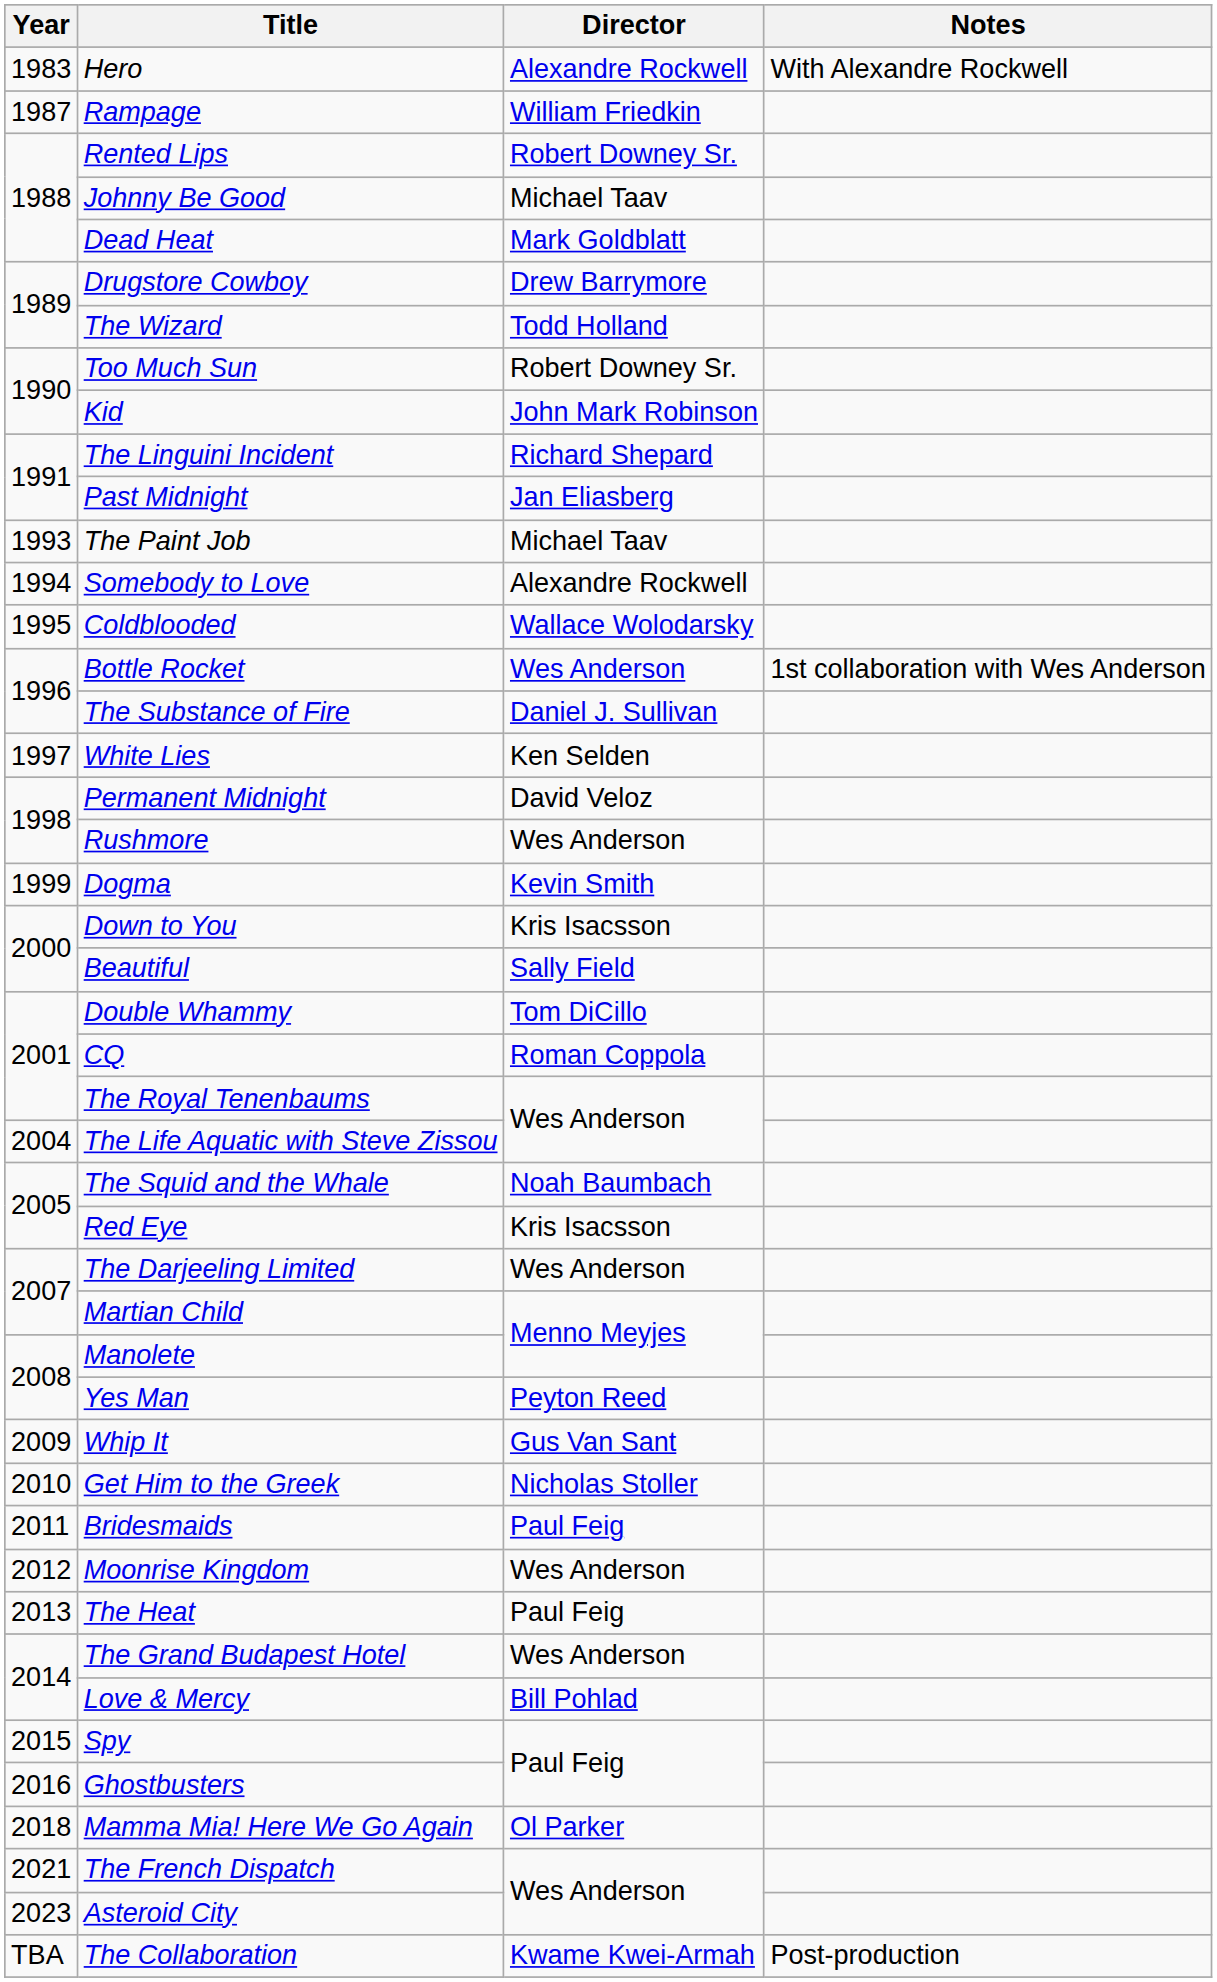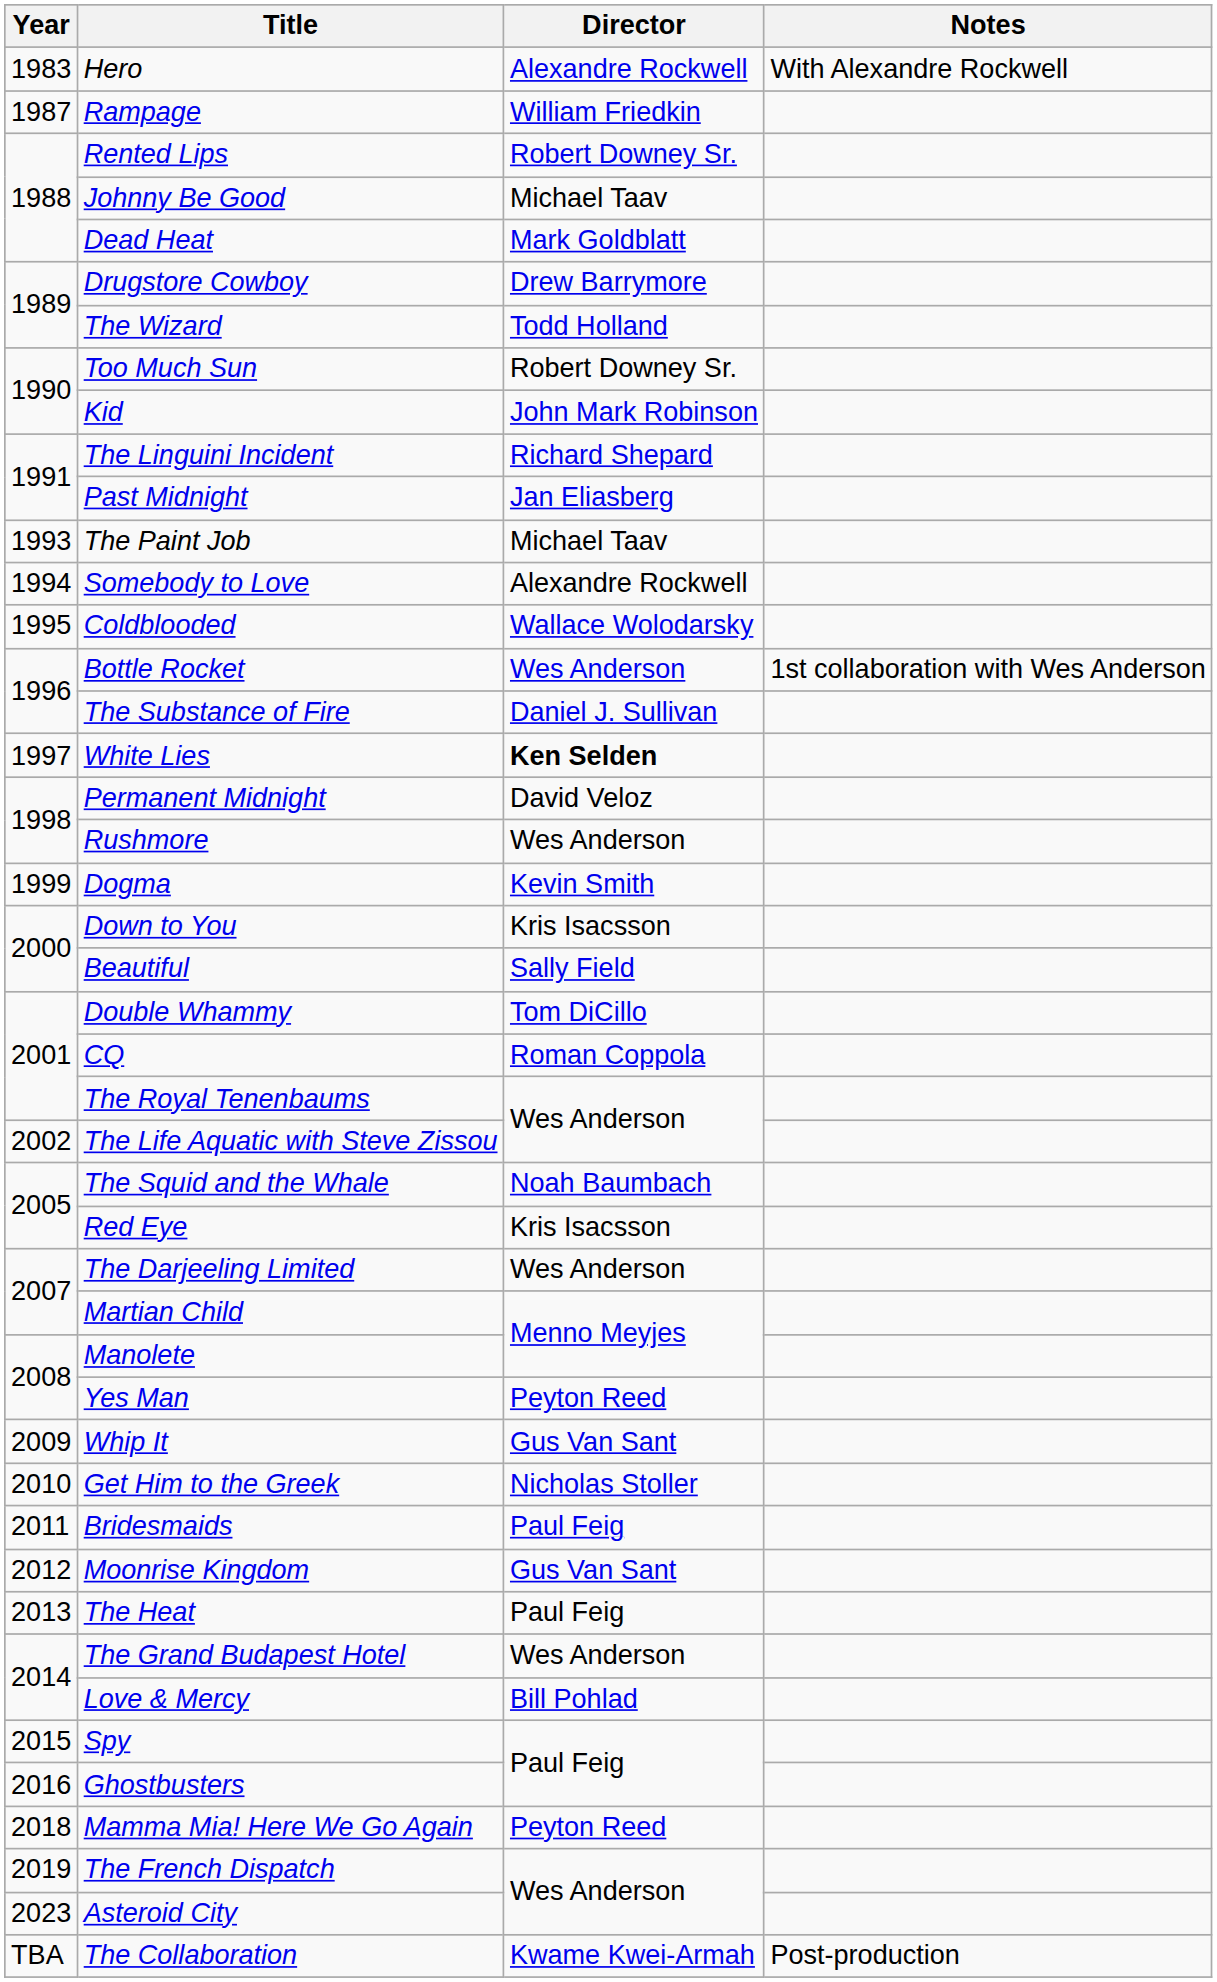(580, 754) normal -> (584, 754) bold
(41, 1140) 2004 -> (41, 1140) 2002
(598, 1569) Wes Anderson -> (593, 1569) Gus Van Sant
(567, 1827) Ol Parker -> (588, 1827) Peyton Reed
(41, 1869) 2021 -> (41, 1869) 2019
